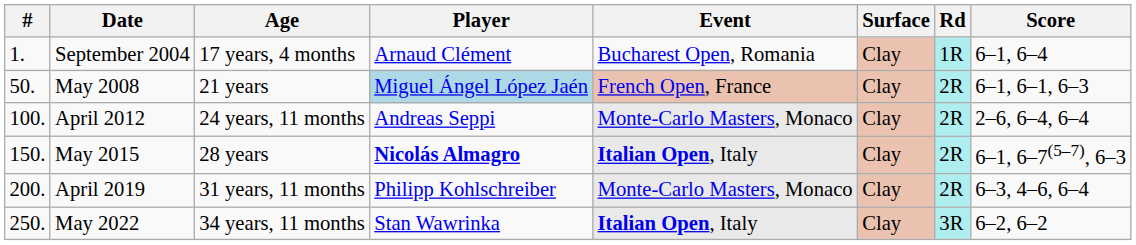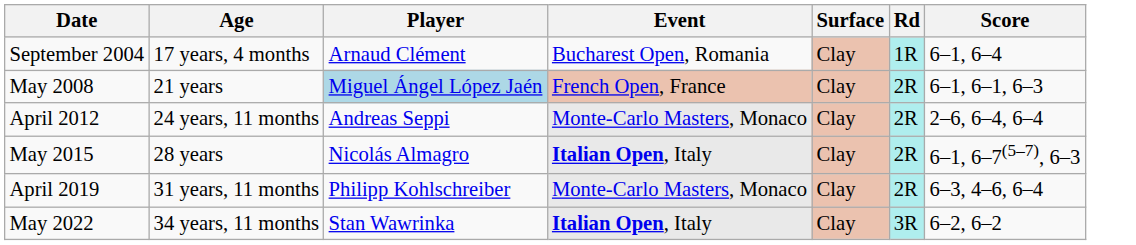- column: (27, 20)
(447, 154) bold -> (399, 154) normal
